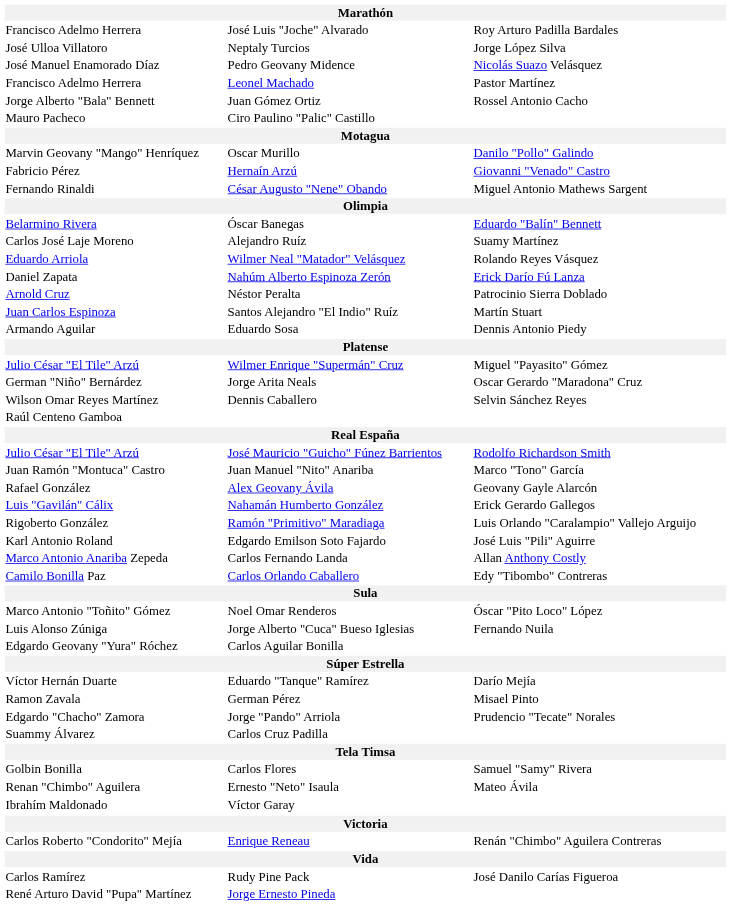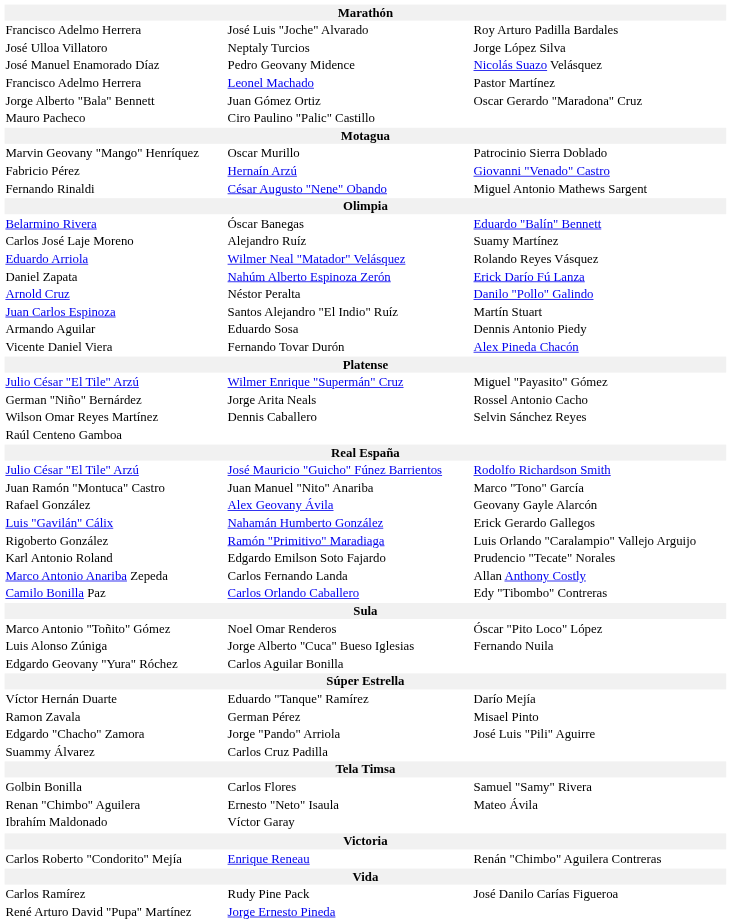(531, 100) Rossel Antonio Cacho -> (558, 100) Oscar Gerardo "Maradona" Cruz
(534, 153) Danilo "Pollo" Galindo -> (540, 153) Patrocinio Sierra Doblado
(540, 294) Patrocinio Sierra Doblado -> (534, 294) Danilo "Pollo" Galindo
+ row: (59, 347)
(558, 382) Oscar Gerardo "Maradona" Cruz -> (531, 399) Rossel Antonio Cacho
(534, 540) José Luis "Pili" Aguirre -> (544, 558) Prudencio "Tecate" Norales
(544, 716) Prudencio "Tecate" Norales -> (534, 734) José Luis "Pili" Aguirre
